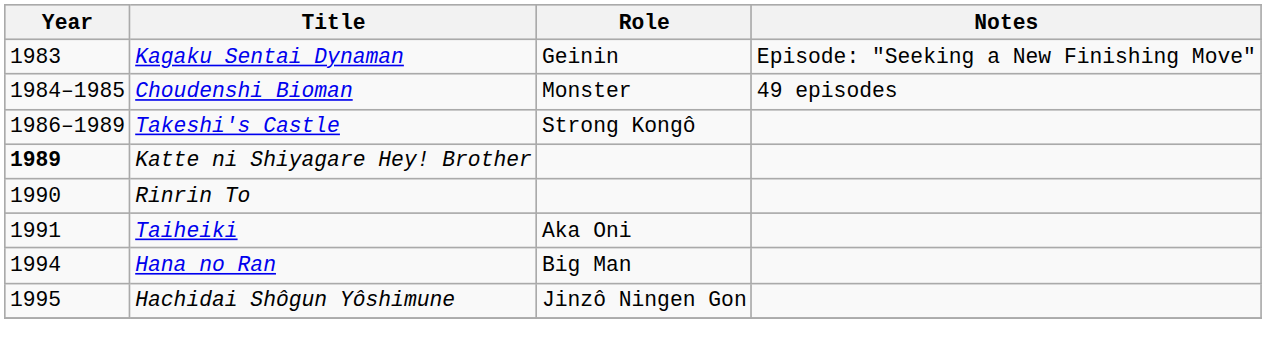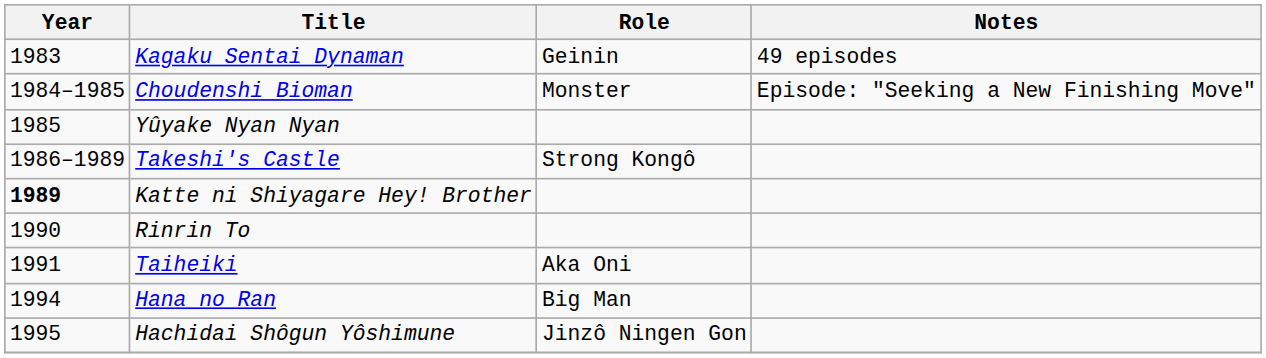(1006, 57) Episode: "Seeking a New Finishing Move" -> (827, 57) 49 episodes
(827, 92) 49 episodes -> (1006, 92) Episode: "Seeking a New Finishing Move"
+ row: (238, 126)
